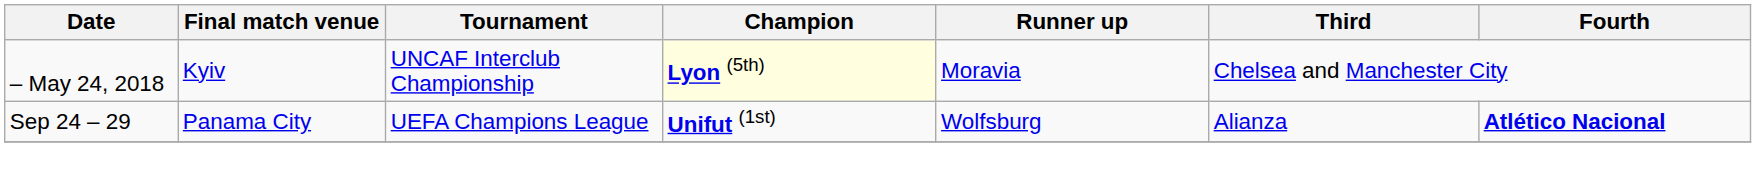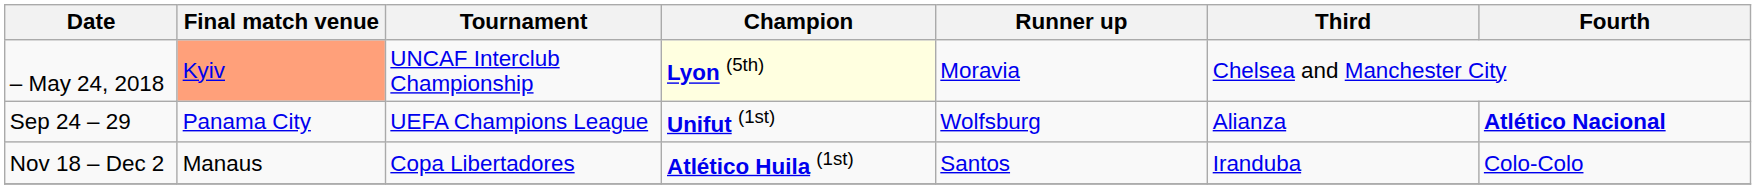(204, 70) no background -> (204, 70) lightsalmon background
+ row: (87, 163)
